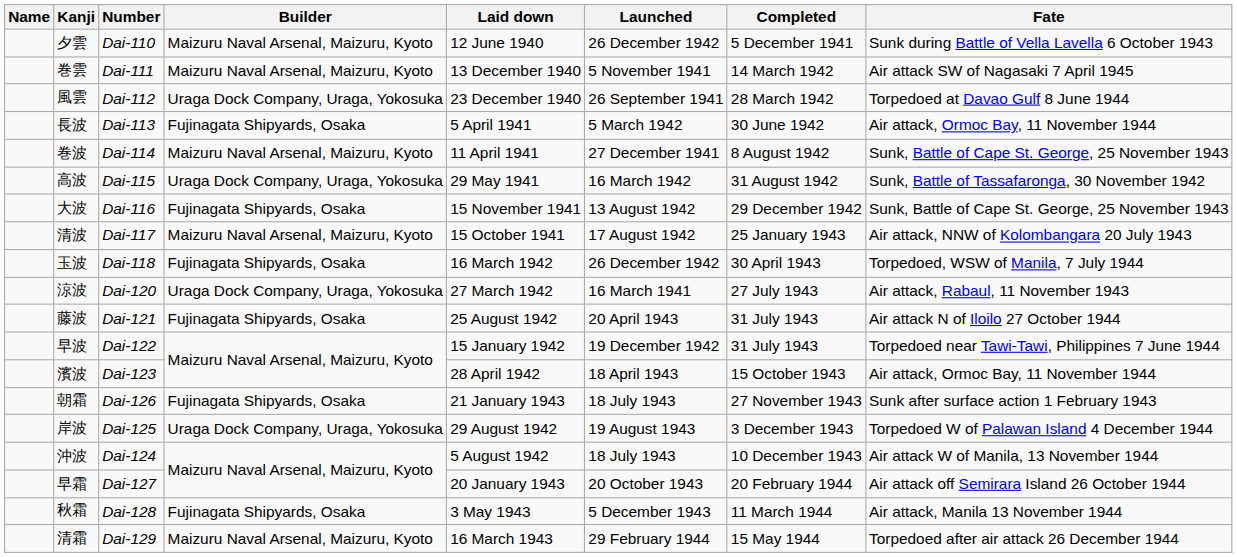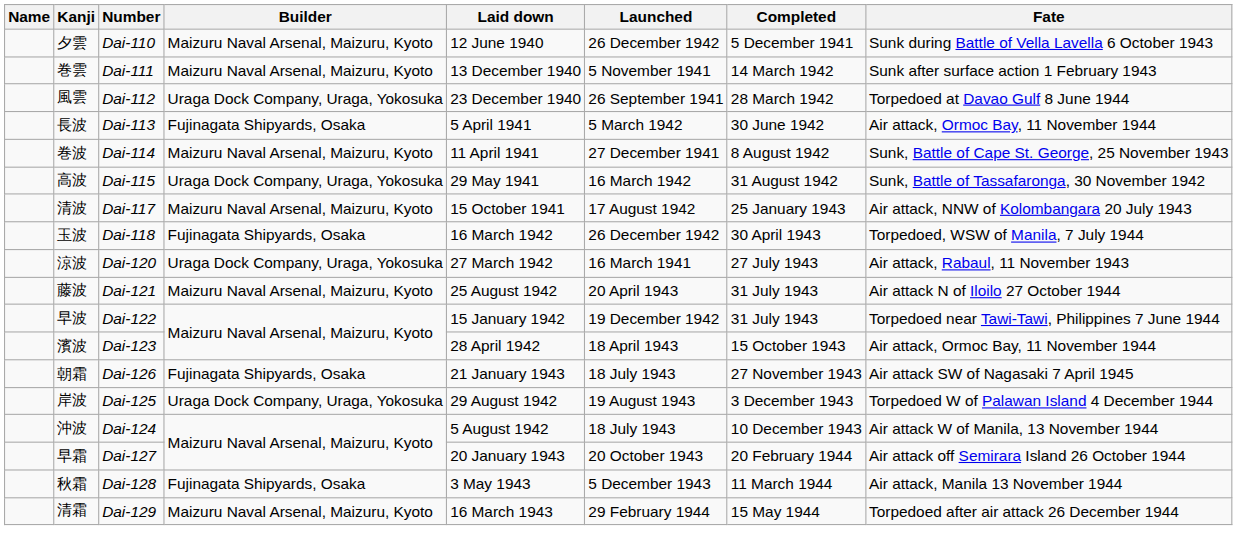(1001, 71) Air attack SW of Nagasaki 7 April 1945 -> (1013, 71) Sunk after surface action 1 February 1943
- row: (72, 208)
(266, 319) Fujinagata Shipyards, Osaka -> (300, 291) Maizuru Naval Arsenal, Maizuru, Kyoto
(1013, 401) Sunk after surface action 1 February 1943 -> (1001, 374) Air attack SW of Nagasaki 7 April 1945
